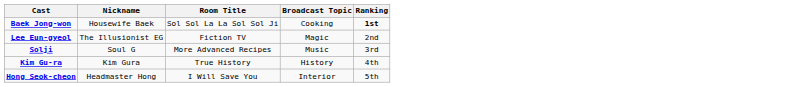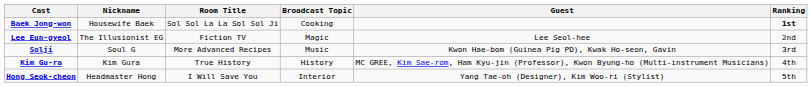+ column: (562, 11)
